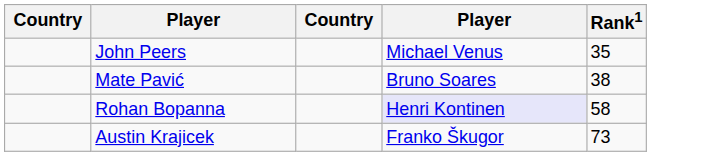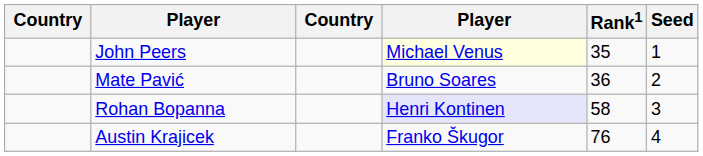+ column: (672, 21)
(445, 51) no background -> (445, 51) lightyellow background
(600, 80) 38 -> (600, 80) 36
(600, 137) 73 -> (600, 137) 76
